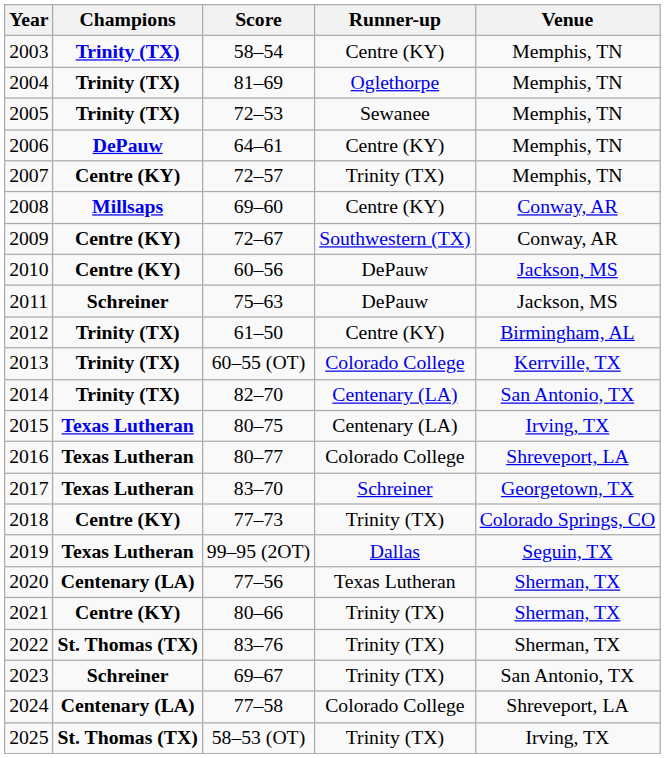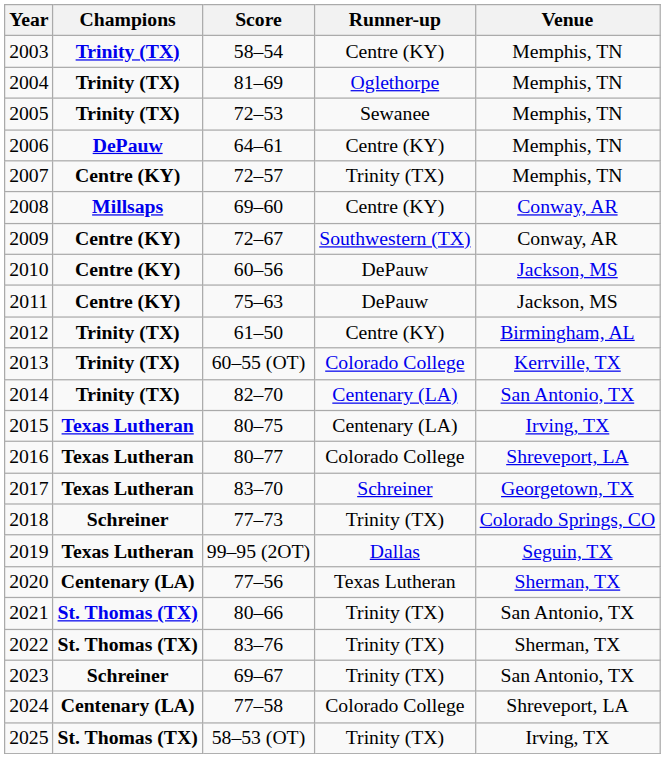(128, 301) Schreiner -> (128, 301) Centre (KY)
(128, 519) Centre (KY) -> (128, 519) Schreiner
(128, 613) Centre (KY) -> (128, 613) St. Thomas (TX)
(567, 613) Sherman, TX -> (567, 613) San Antonio, TX
